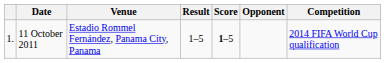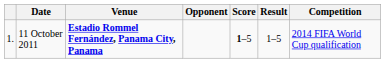columns swapped: (263, 12) <-> (196, 12)
(119, 39) normal -> (122, 39) bold
